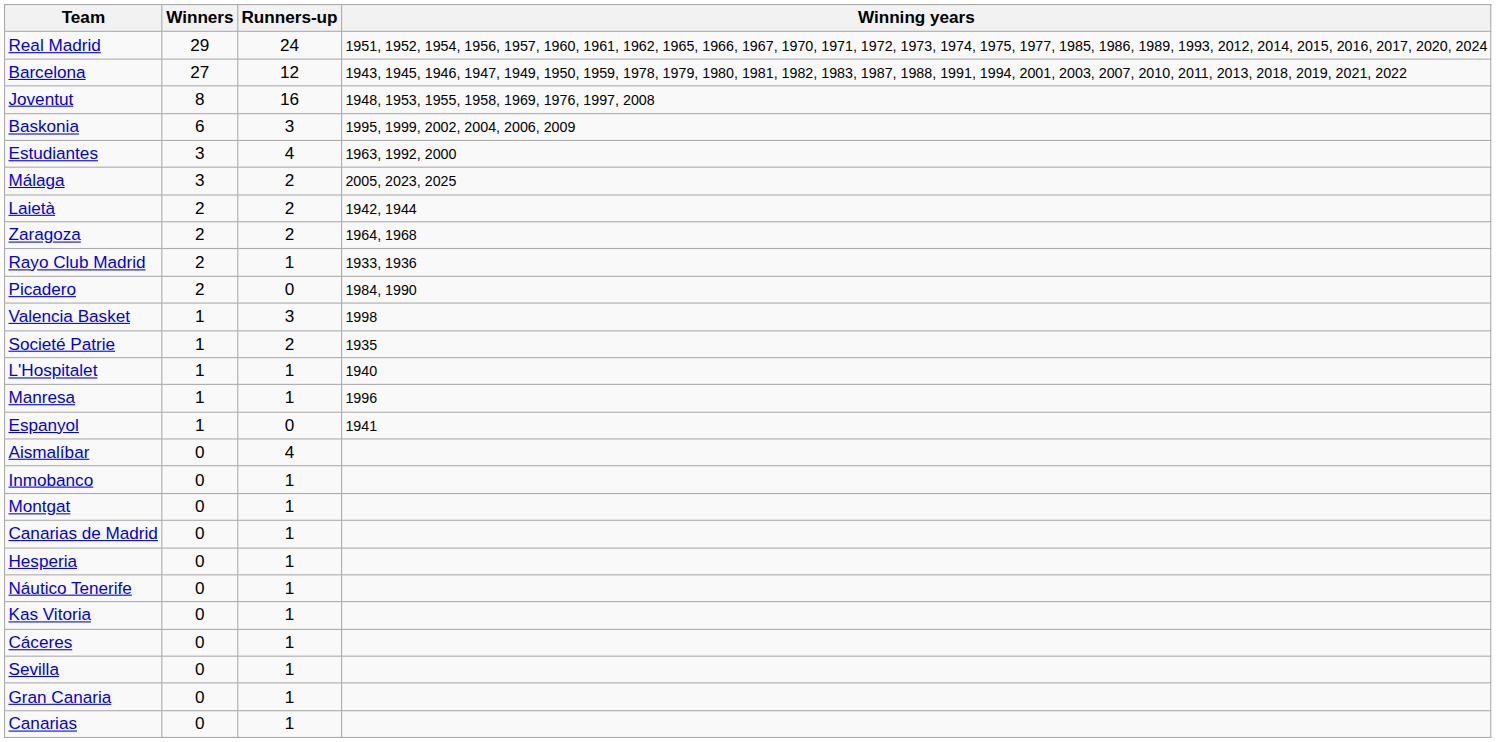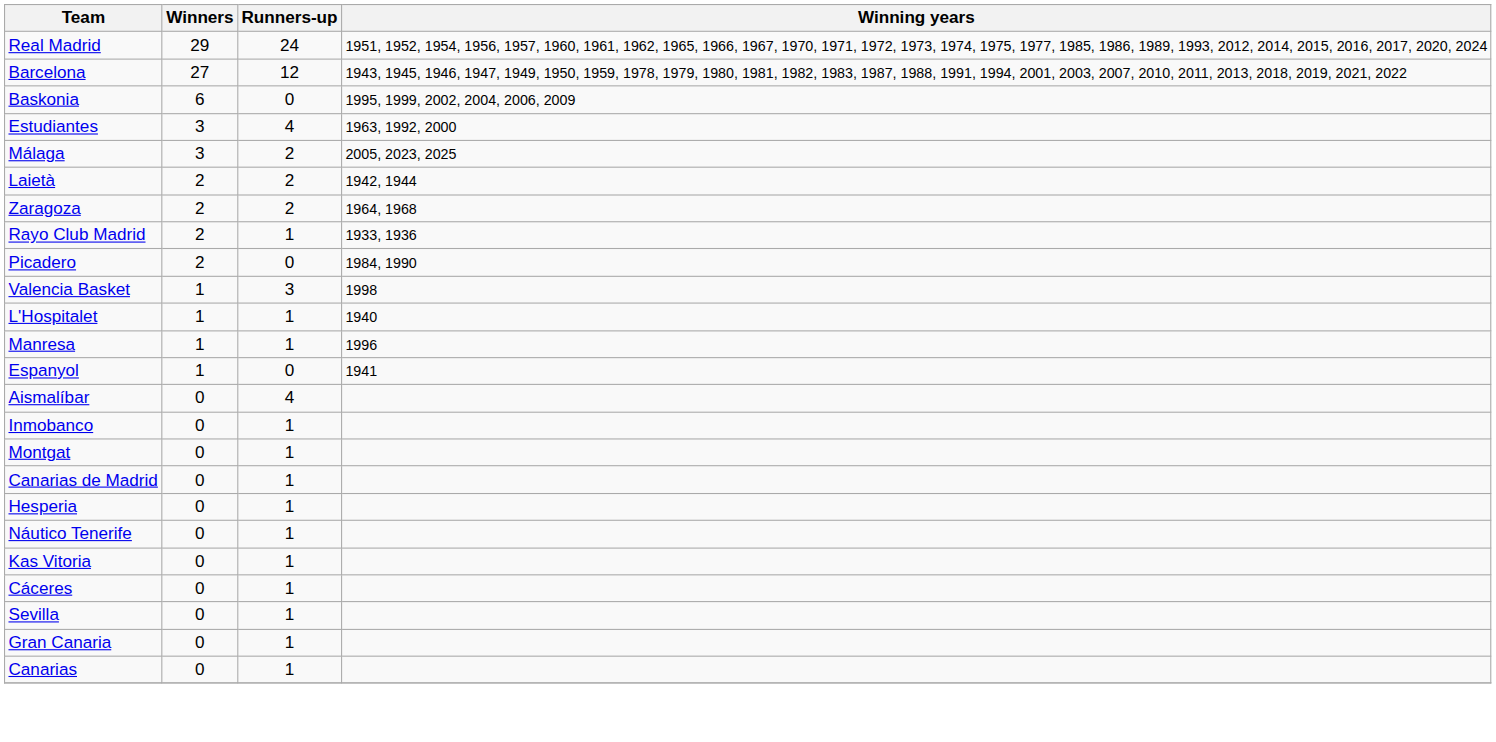- row: (41, 99)
(289, 126) 3 -> (289, 99) 0
- row: (62, 343)
